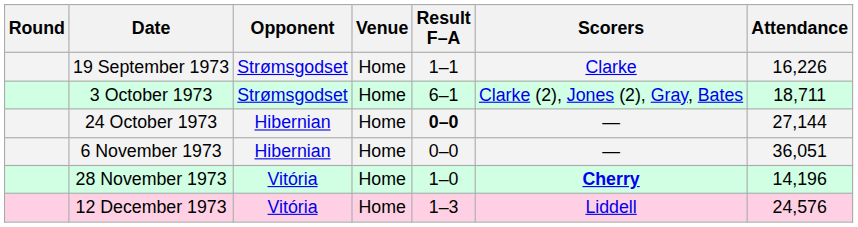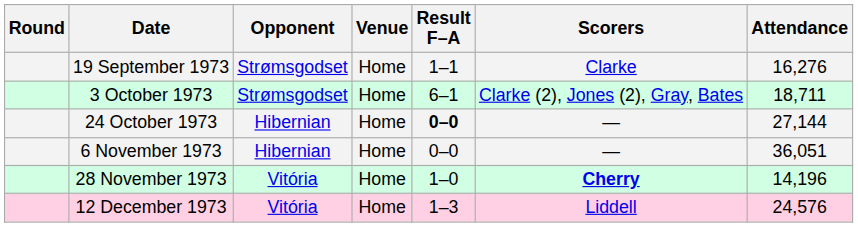(800, 66) 16,226 -> (800, 66) 16,276
